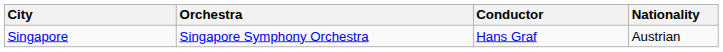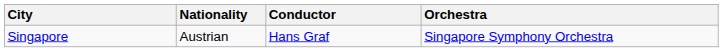columns swapped: (211, 15) <-> (666, 15)
